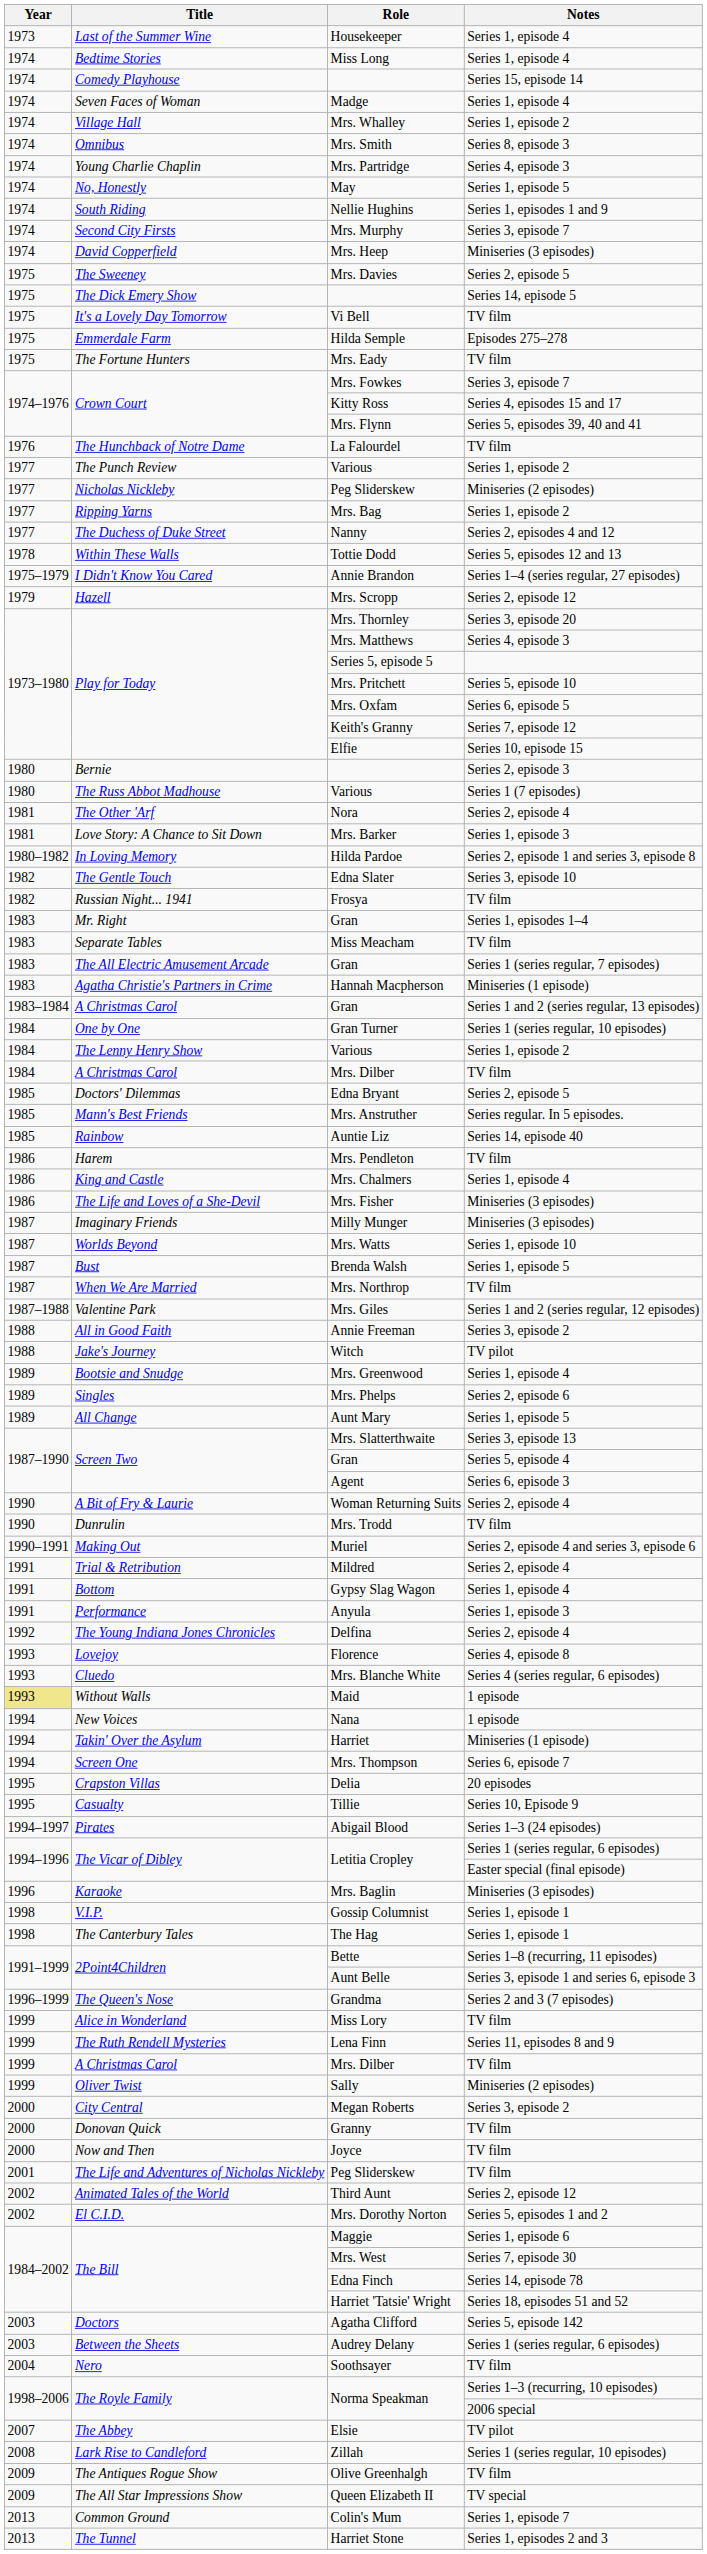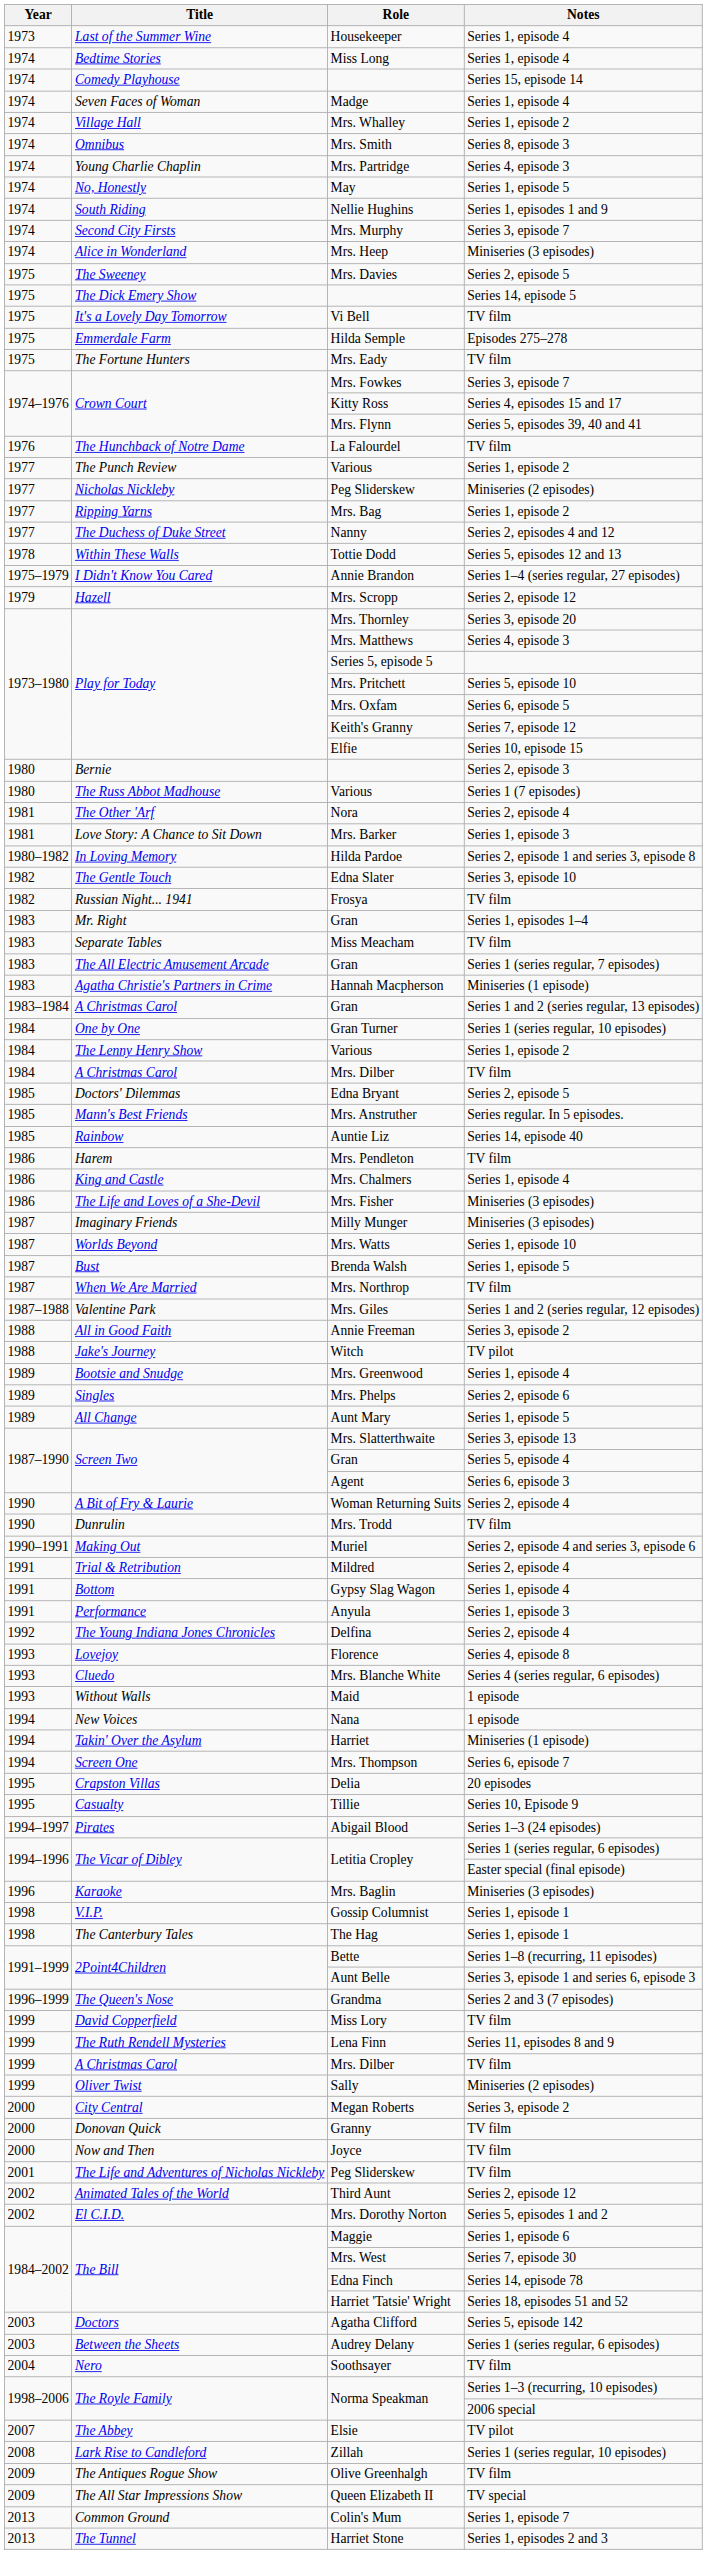(126, 252) David Copperfield -> (131, 252) Alice in Wonderland
(21, 1697) khaki background -> (21, 1697) no background
(131, 2021) Alice in Wonderland -> (126, 2021) David Copperfield
